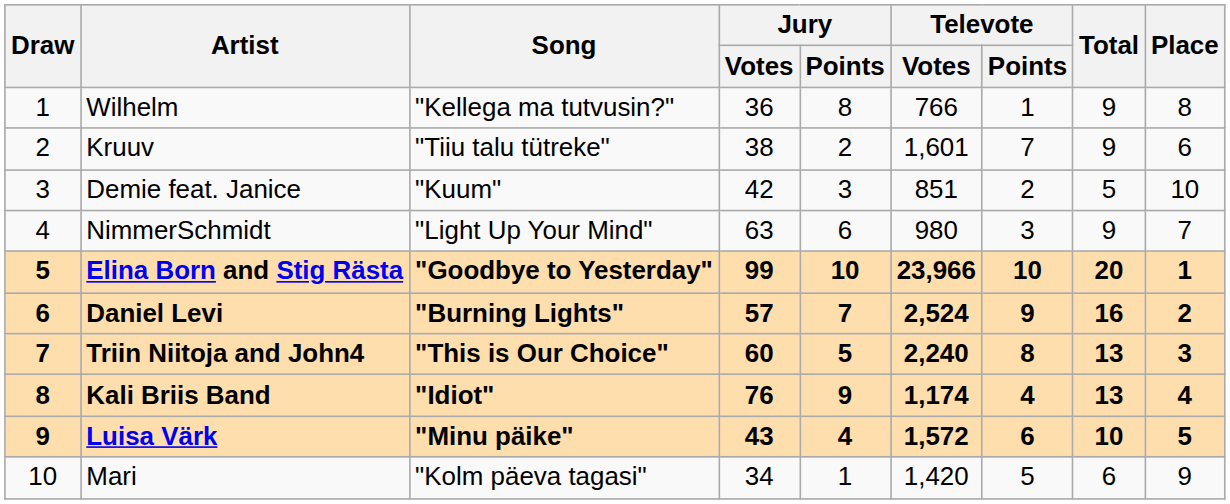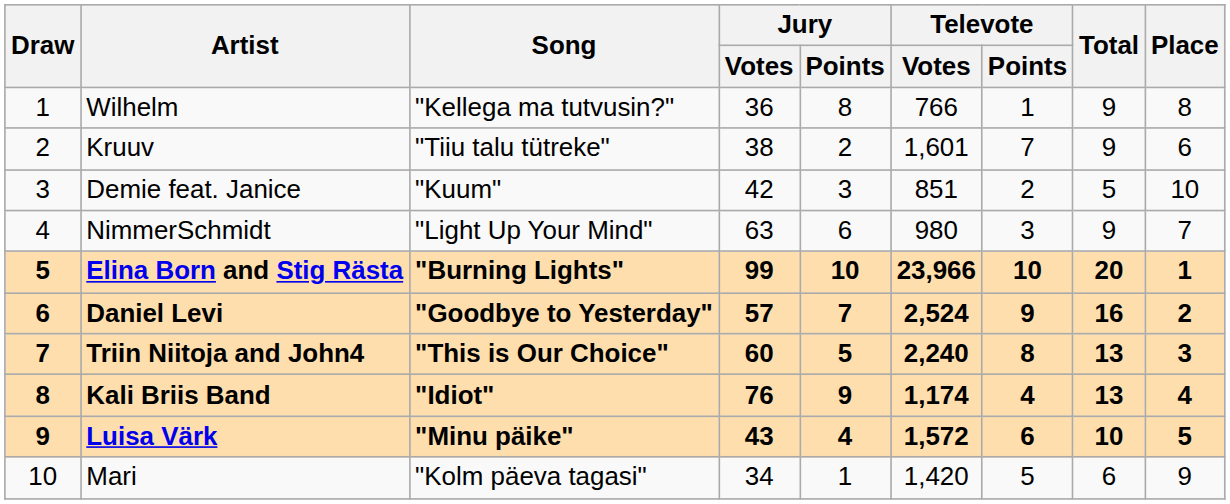(564, 271) "Goodbye to Yesterday" -> (520, 271) "Burning Lights"
(520, 312) "Burning Lights" -> (564, 312) "Goodbye to Yesterday"
